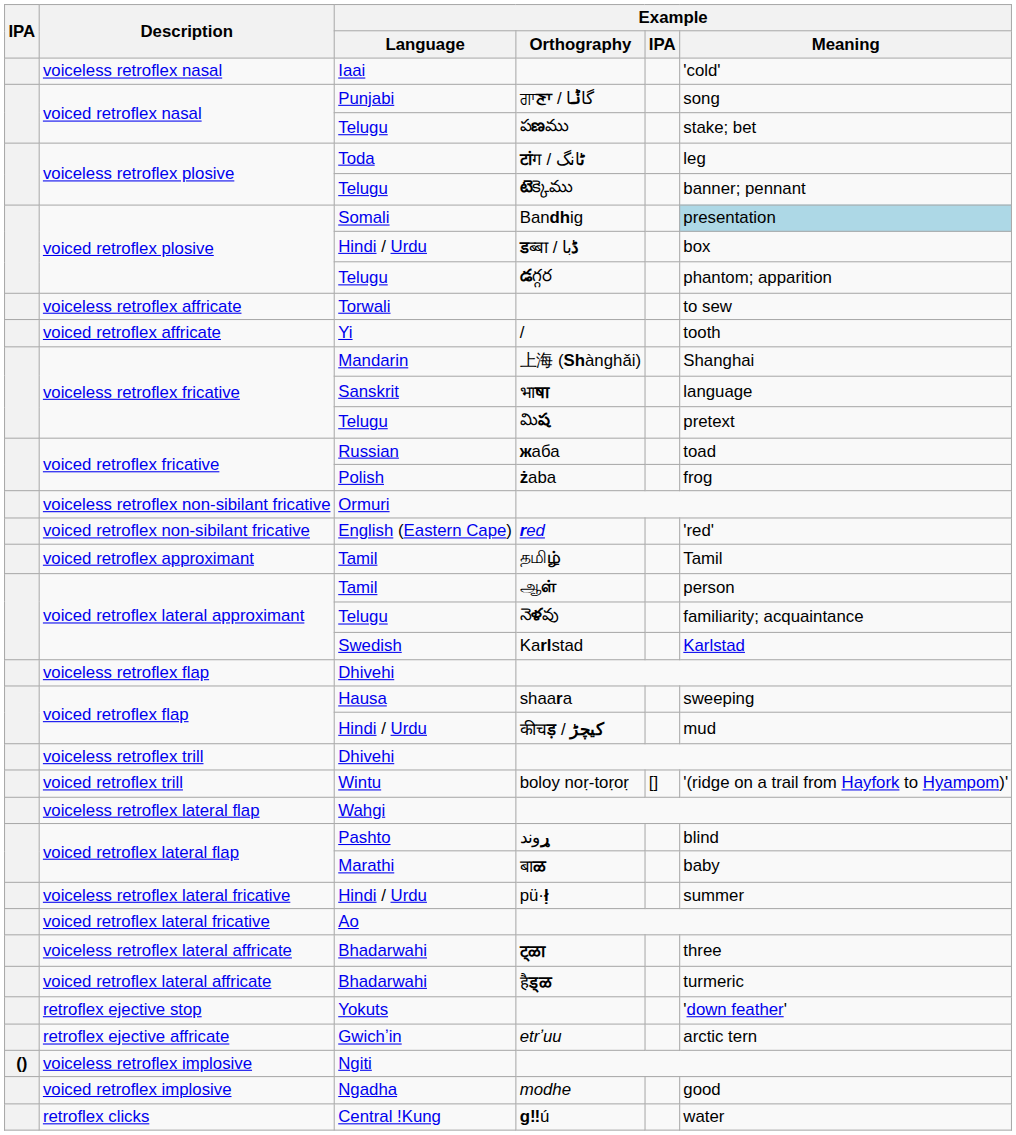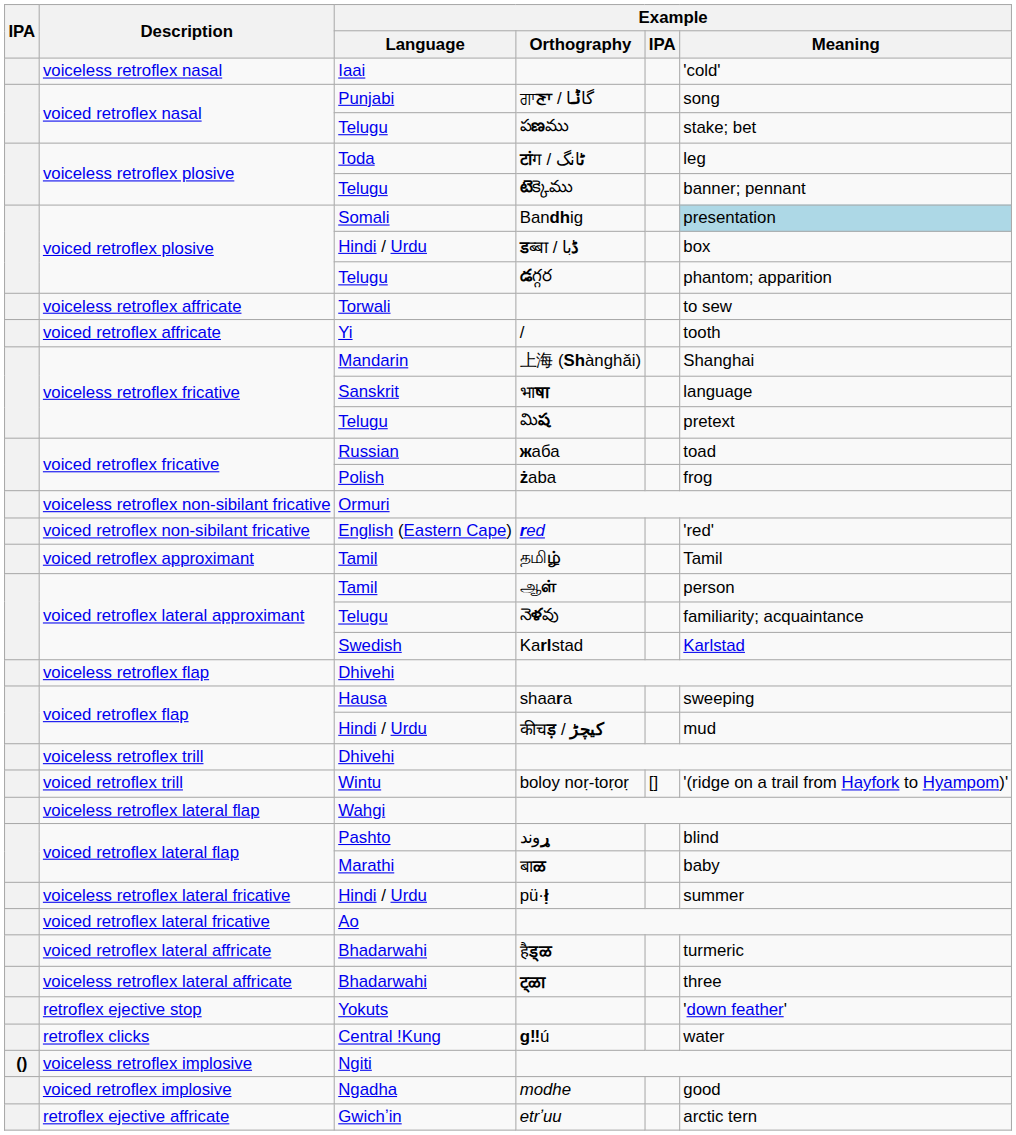rows swapped: (167, 950) <-> (157, 981)
rows swapped: (136, 1036) <-> (96, 1116)
